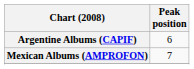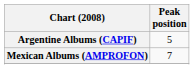(169, 39) 6 -> (169, 39) 5
